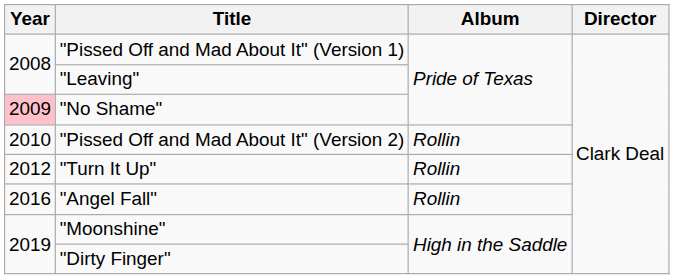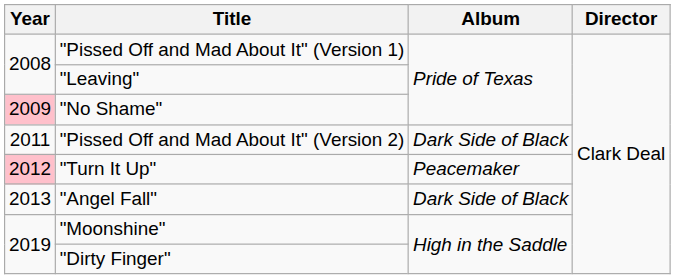(30, 139) 2010 -> (30, 139) 2011
(437, 139) Rollin -> (491, 139) Dark Side of Black
(30, 169) no background -> (30, 169) pink background
(437, 169) Rollin -> (466, 169) Peacemaker
(30, 199) 2016 -> (30, 199) 2013
(437, 199) Rollin -> (491, 199) Dark Side of Black
